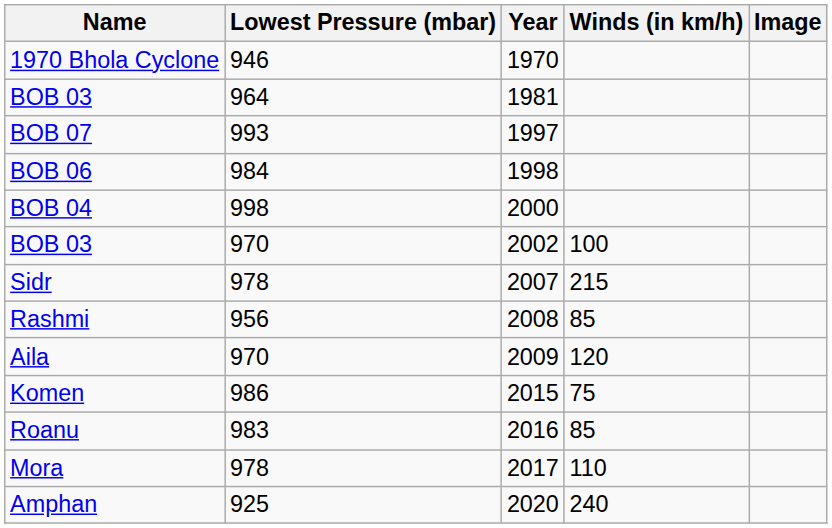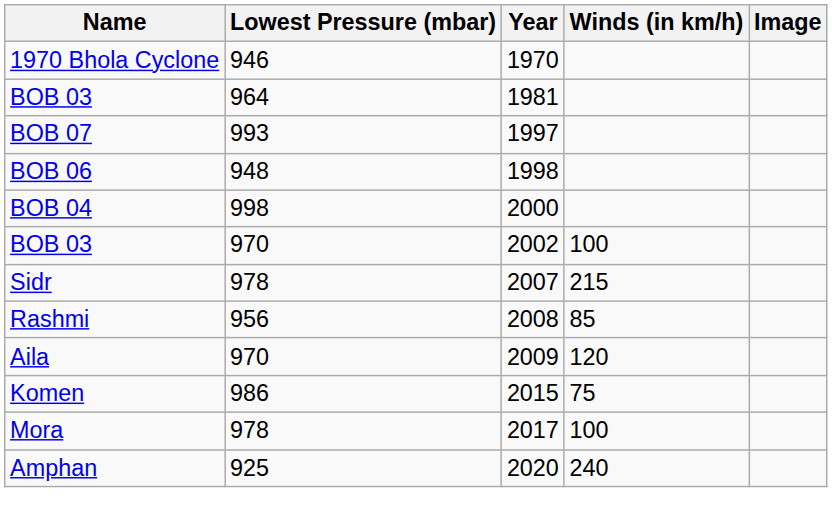(249, 171) 984 -> (249, 171) 948
- row: (45, 430)
(588, 467) 110 -> (589, 430) 100
